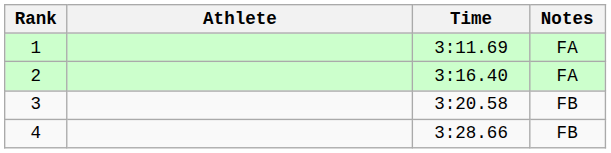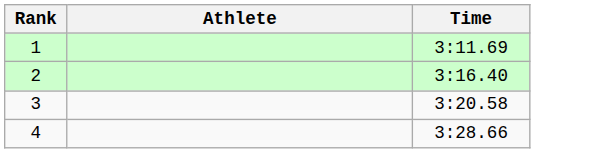- column: (567, 19)
